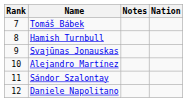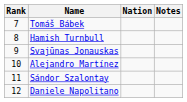columns swapped: (166, 11) <-> (135, 11)
